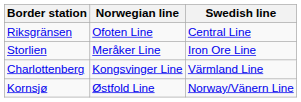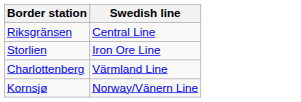- column: (137, 13)
